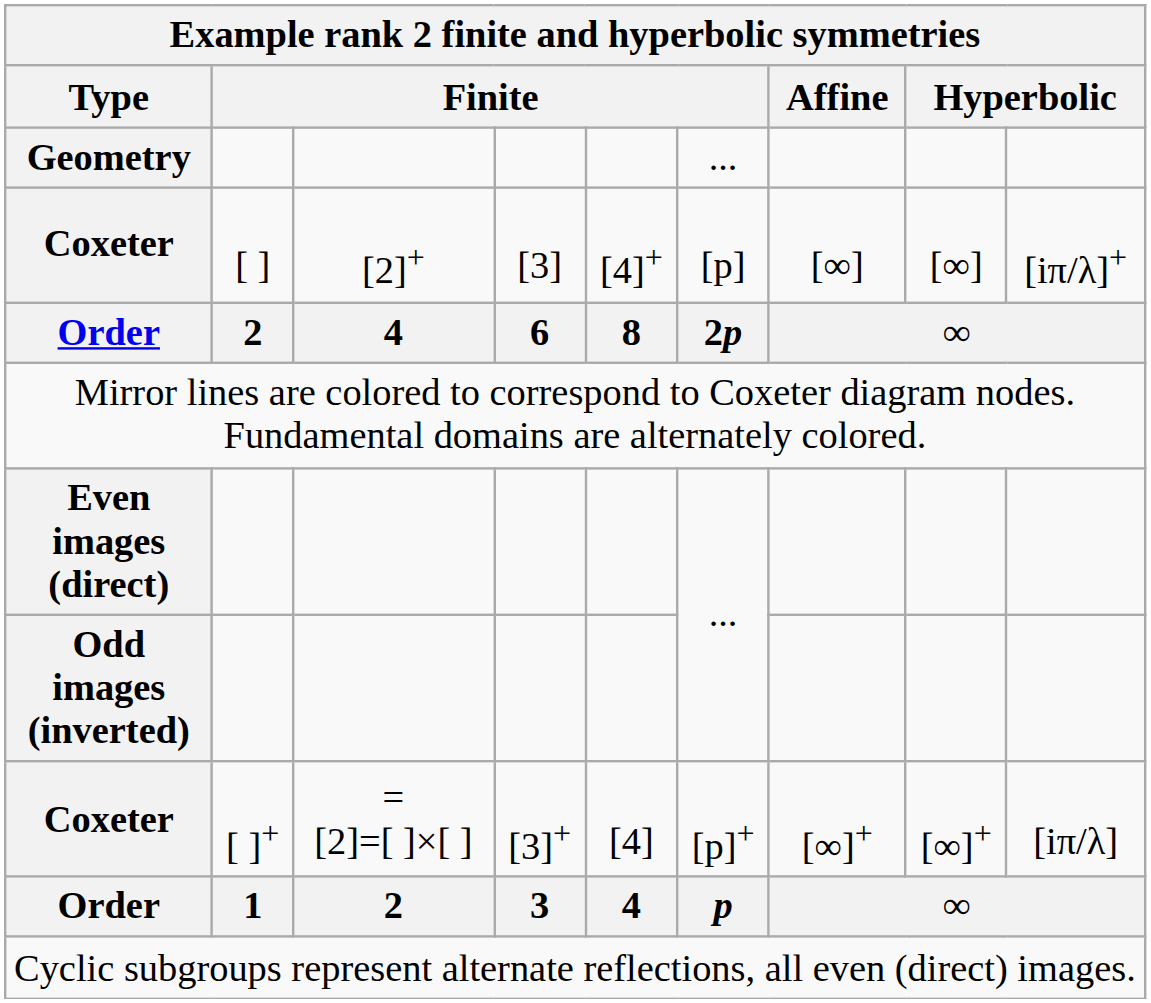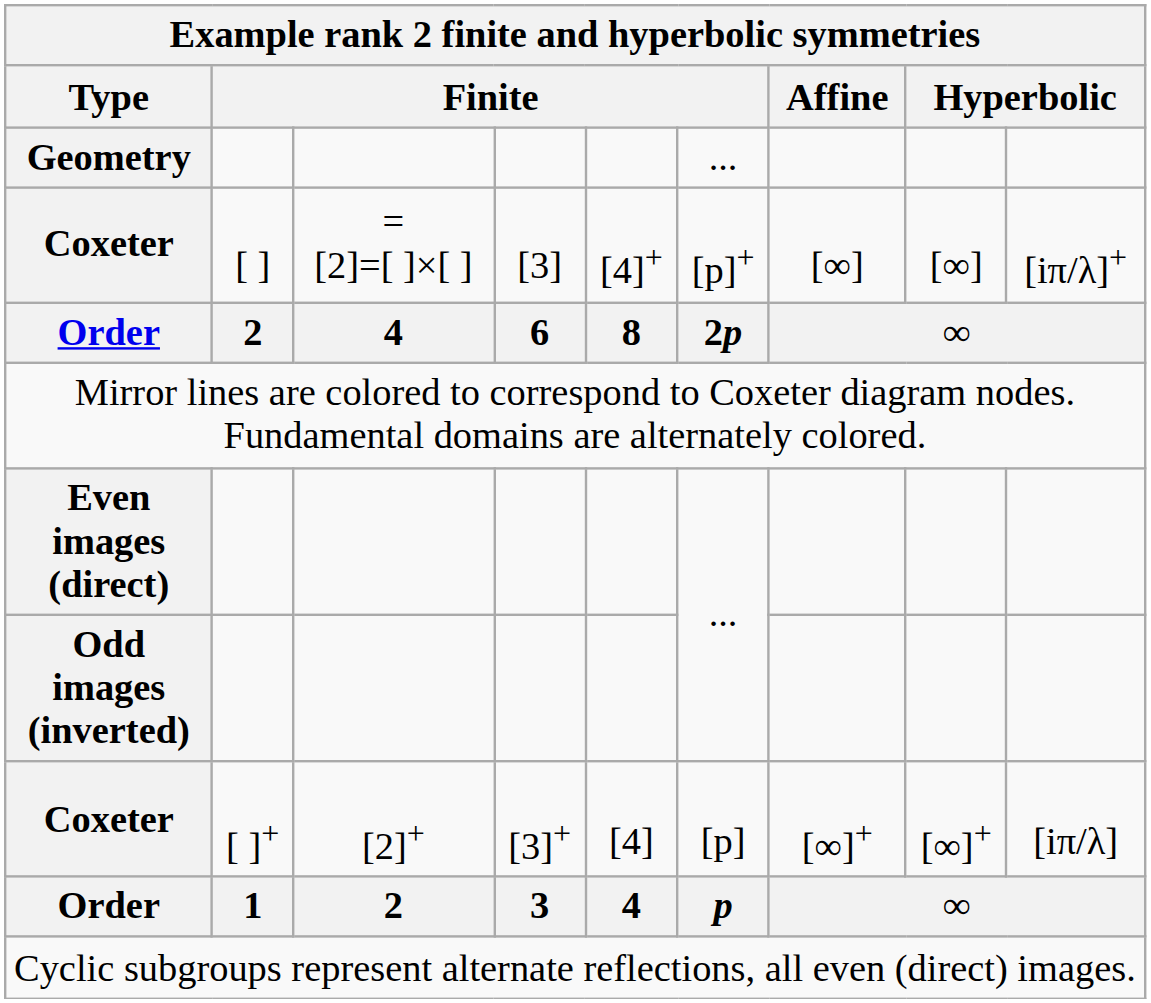(393, 266) [2]+ -> (393, 244) = [2]=[ ]×[ ]
(723, 266) [p] -> (723, 266) [p]+
(393, 818) = [2]=[ ]×[ ] -> (393, 840) [2]+
(723, 840) [p]+ -> (723, 840) [p]
